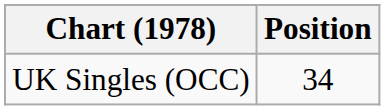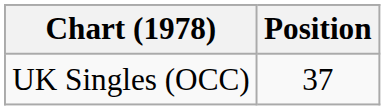(318, 78) 34 -> (318, 78) 37
